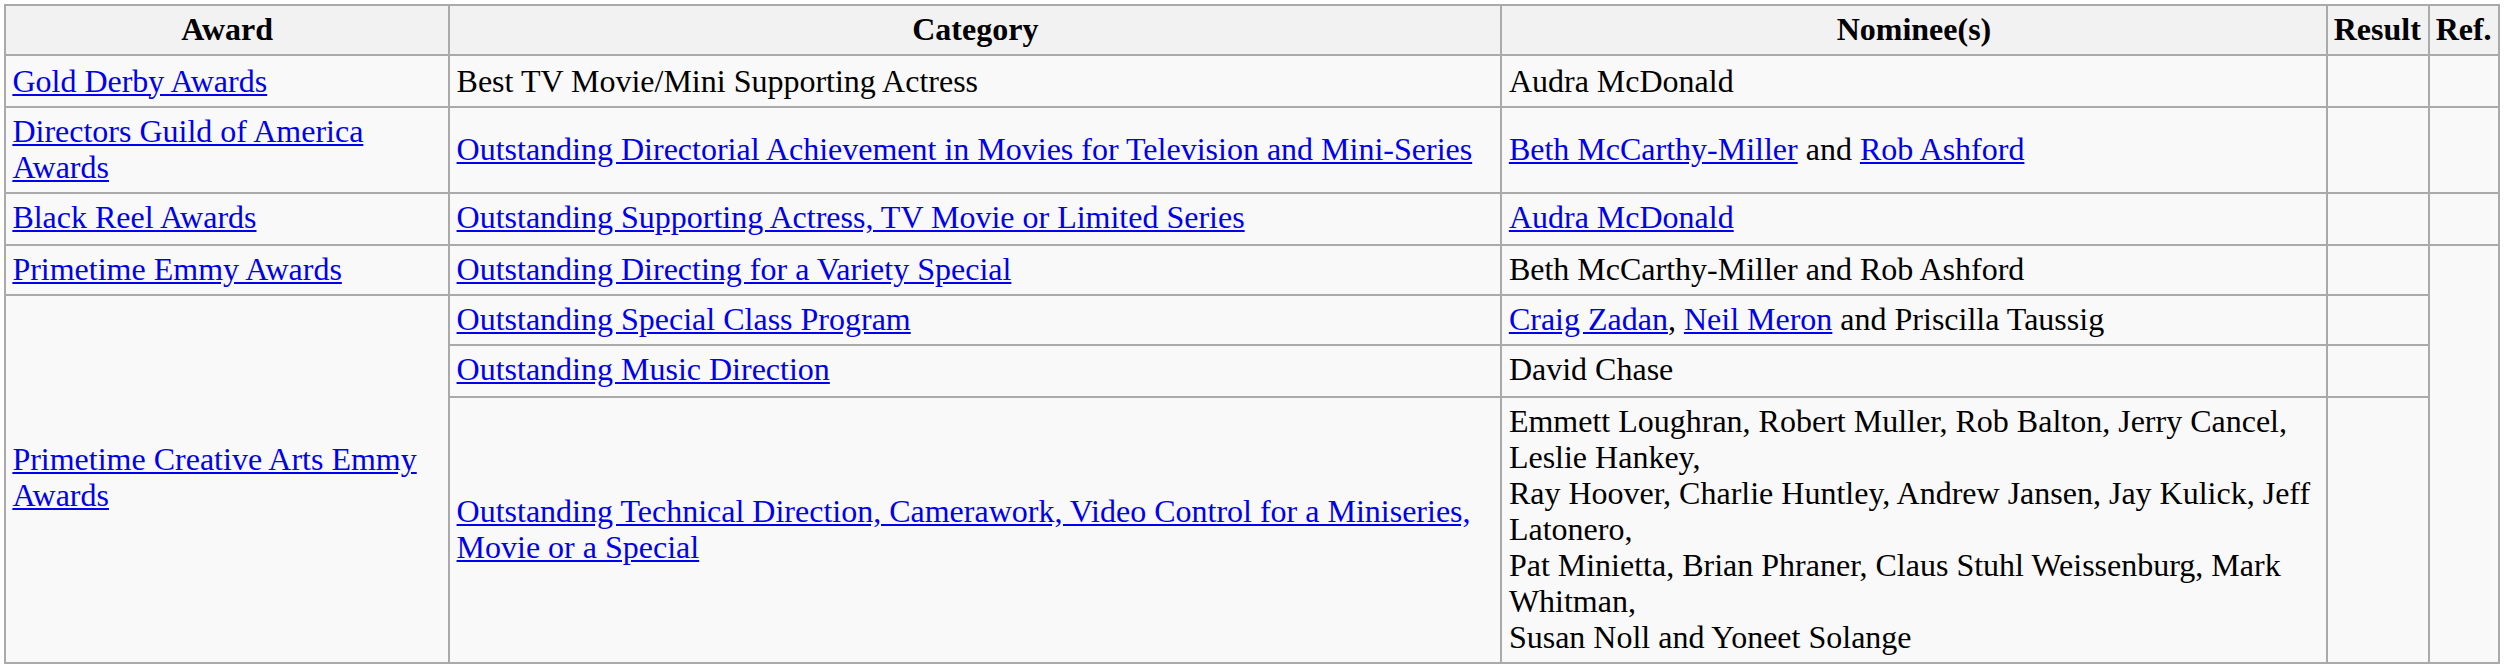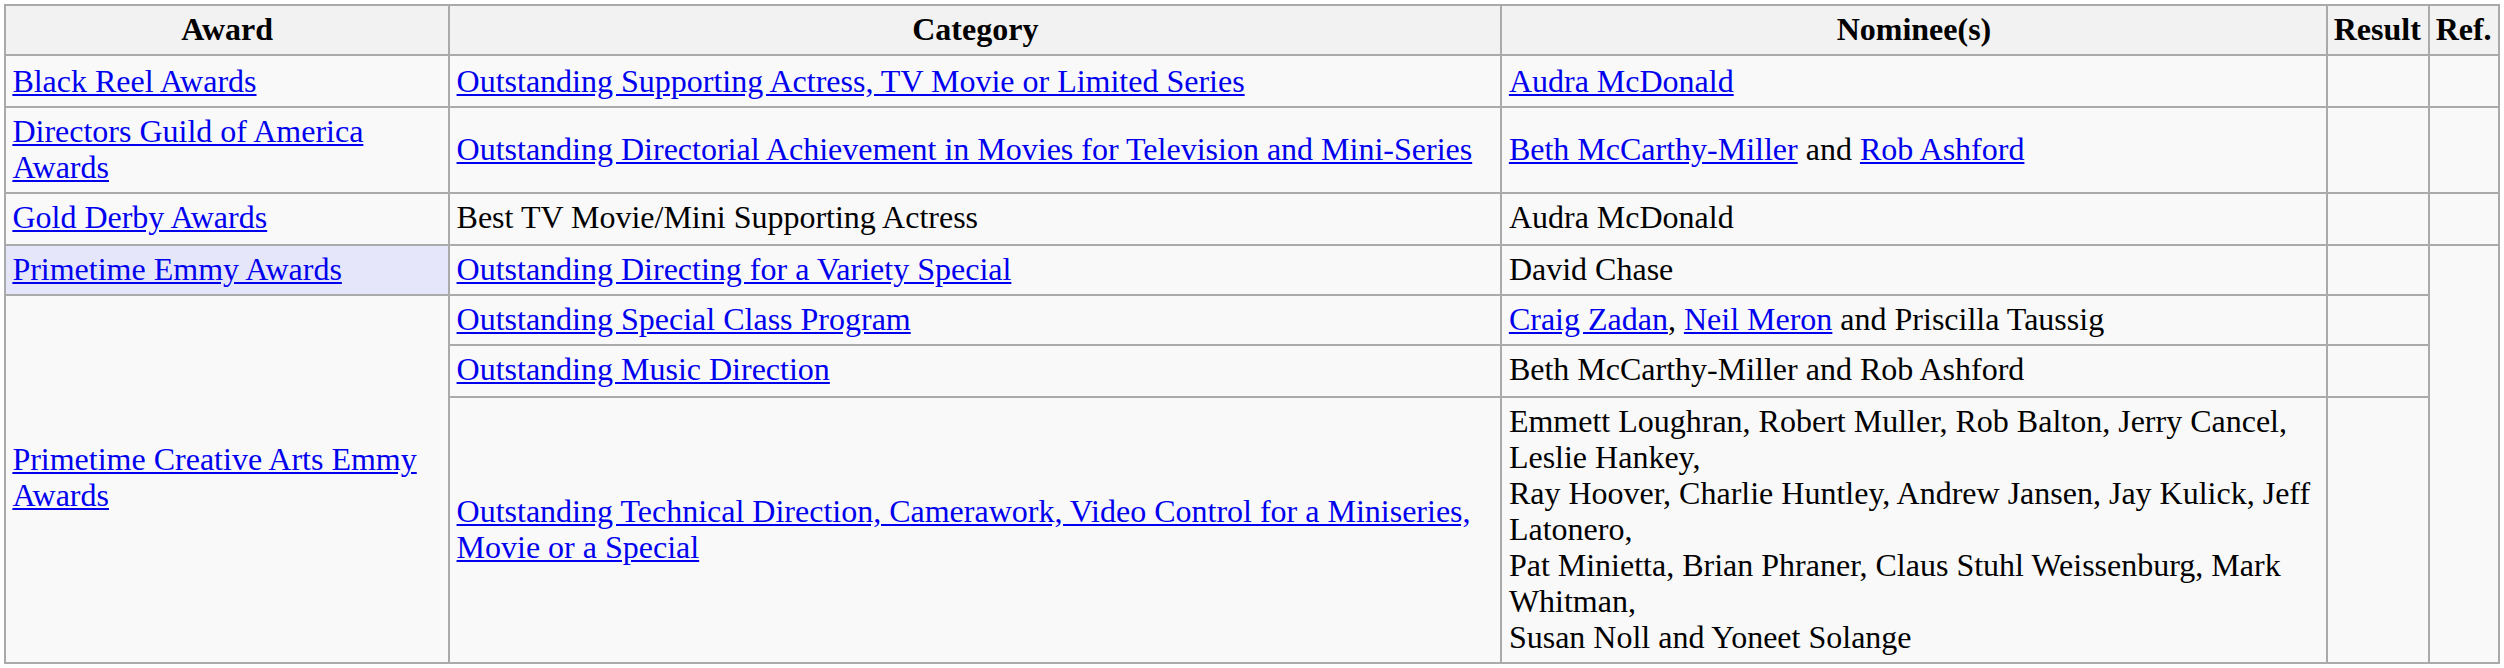rows swapped: (851, 218) <-> (717, 80)
(177, 268) no background -> (177, 268) lavender background
(1767, 268) Beth McCarthy-Miller and Rob Ashford -> (1591, 268) David Chase
(1591, 370) David Chase -> (1767, 370) Beth McCarthy-Miller and Rob Ashford
